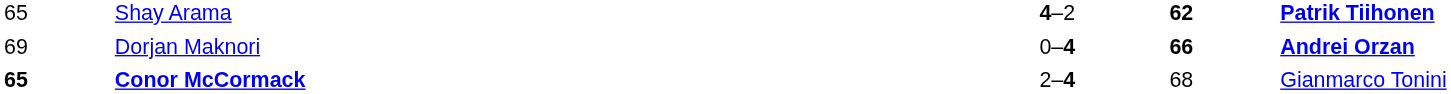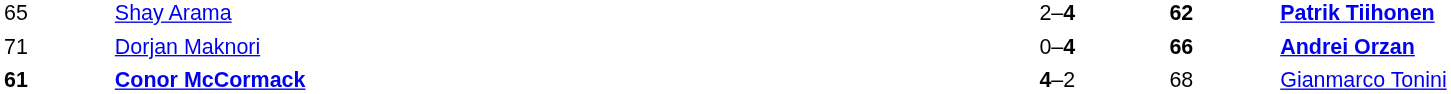(1057, 13) 4–2 -> (1057, 13) 2–4
(16, 46) 69 -> (16, 46) 71
(16, 80) 65 -> (16, 80) 61
(1057, 80) 2–4 -> (1057, 80) 4–2
